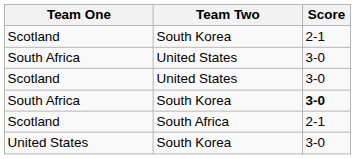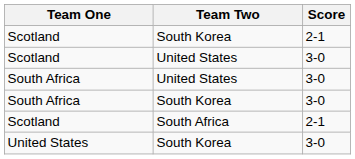rows swapped: (44, 57) <-> (34, 79)
(315, 100) bold -> (315, 100) normal
